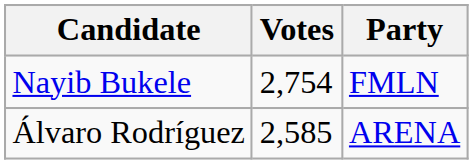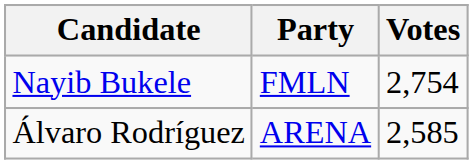columns swapped: (405, 30) <-> (297, 30)
